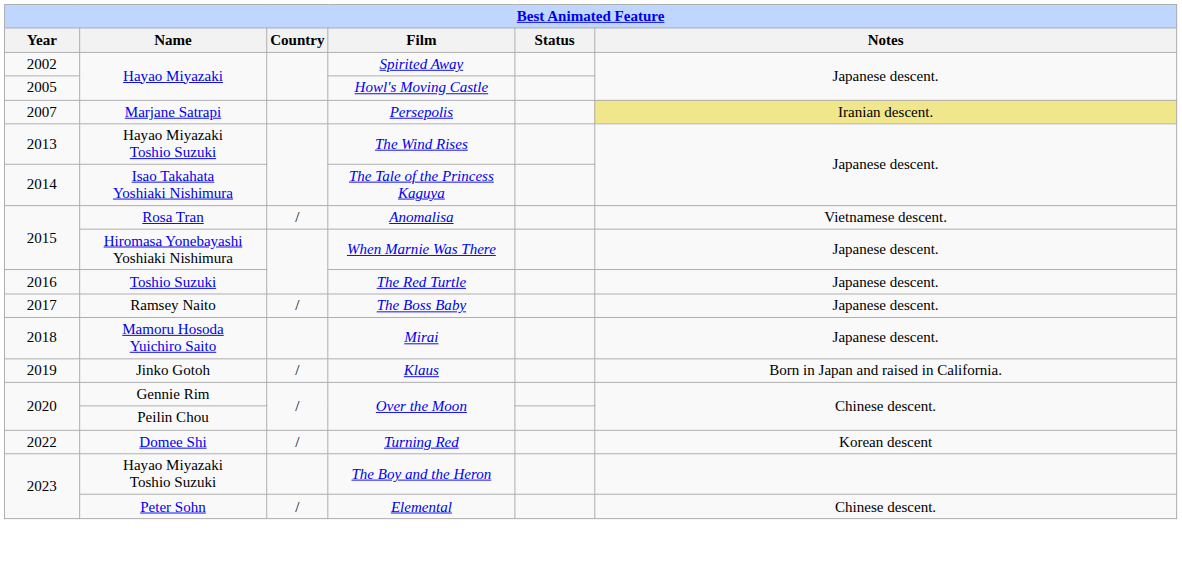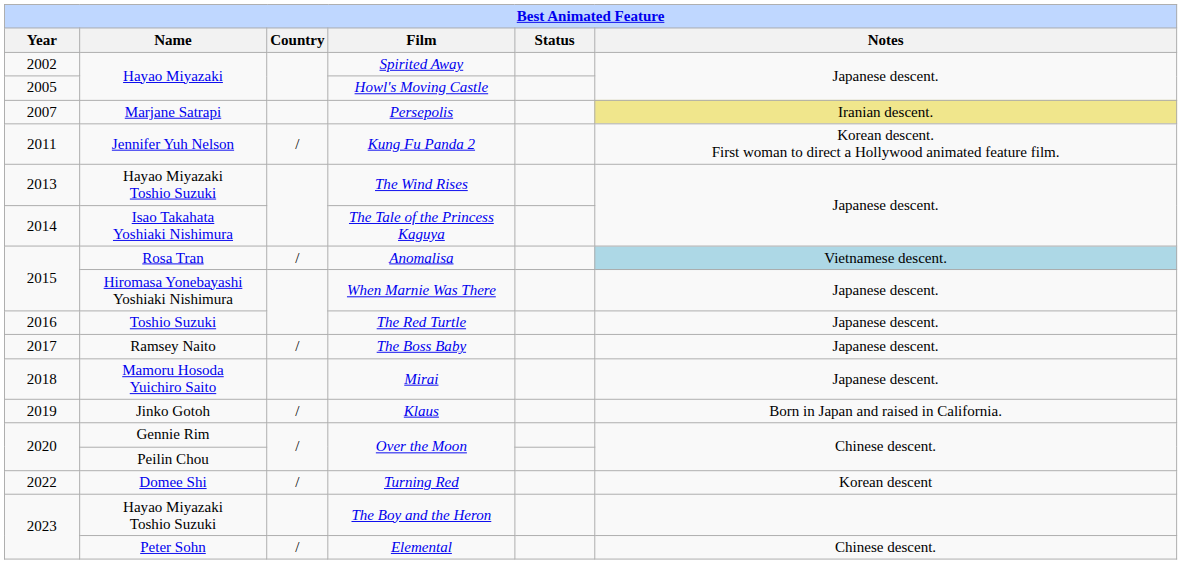+ row: (173, 144)
(886, 217) no background -> (886, 258) lightblue background
